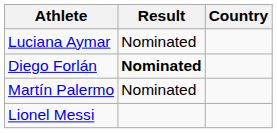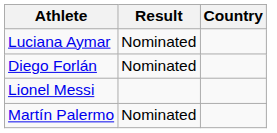(161, 66) bold -> (159, 66) normal
rows swapped: (61, 90) <-> (51, 115)
